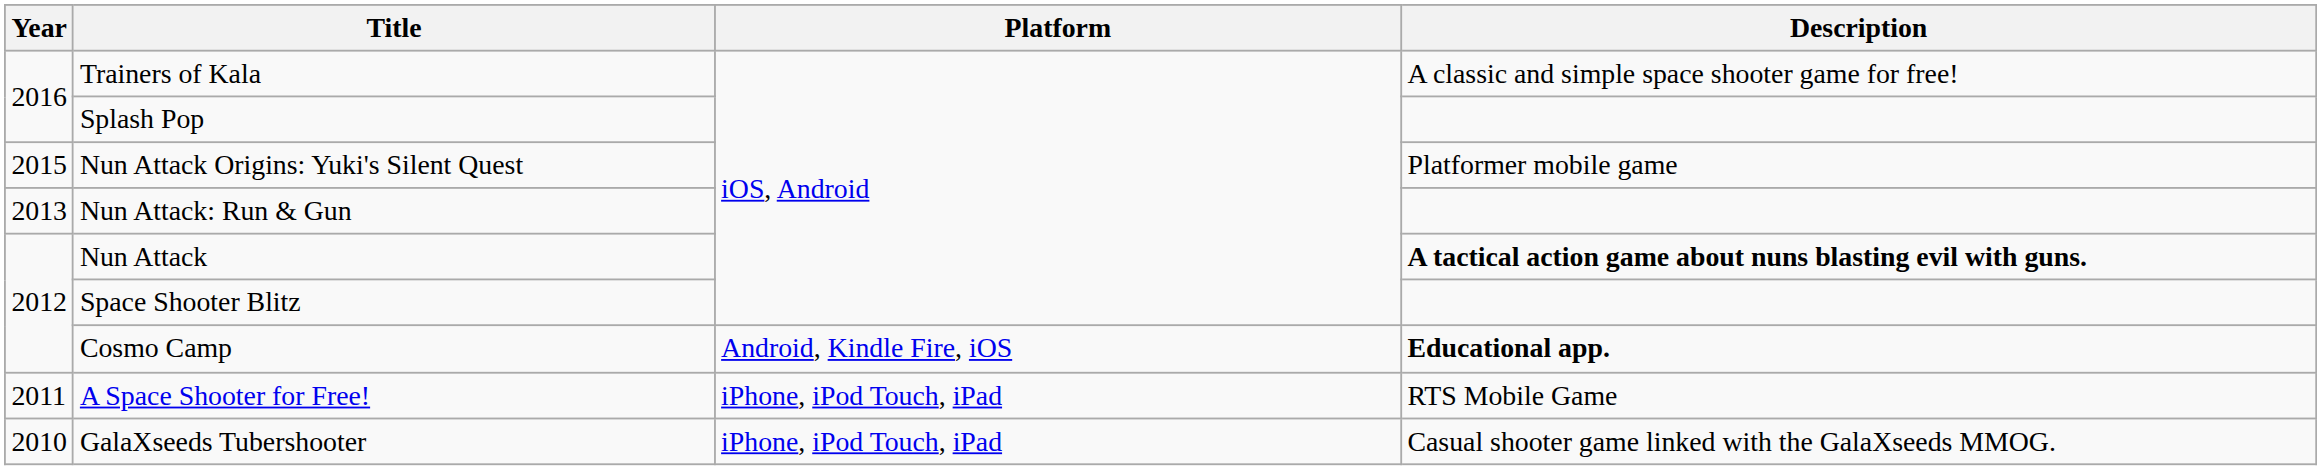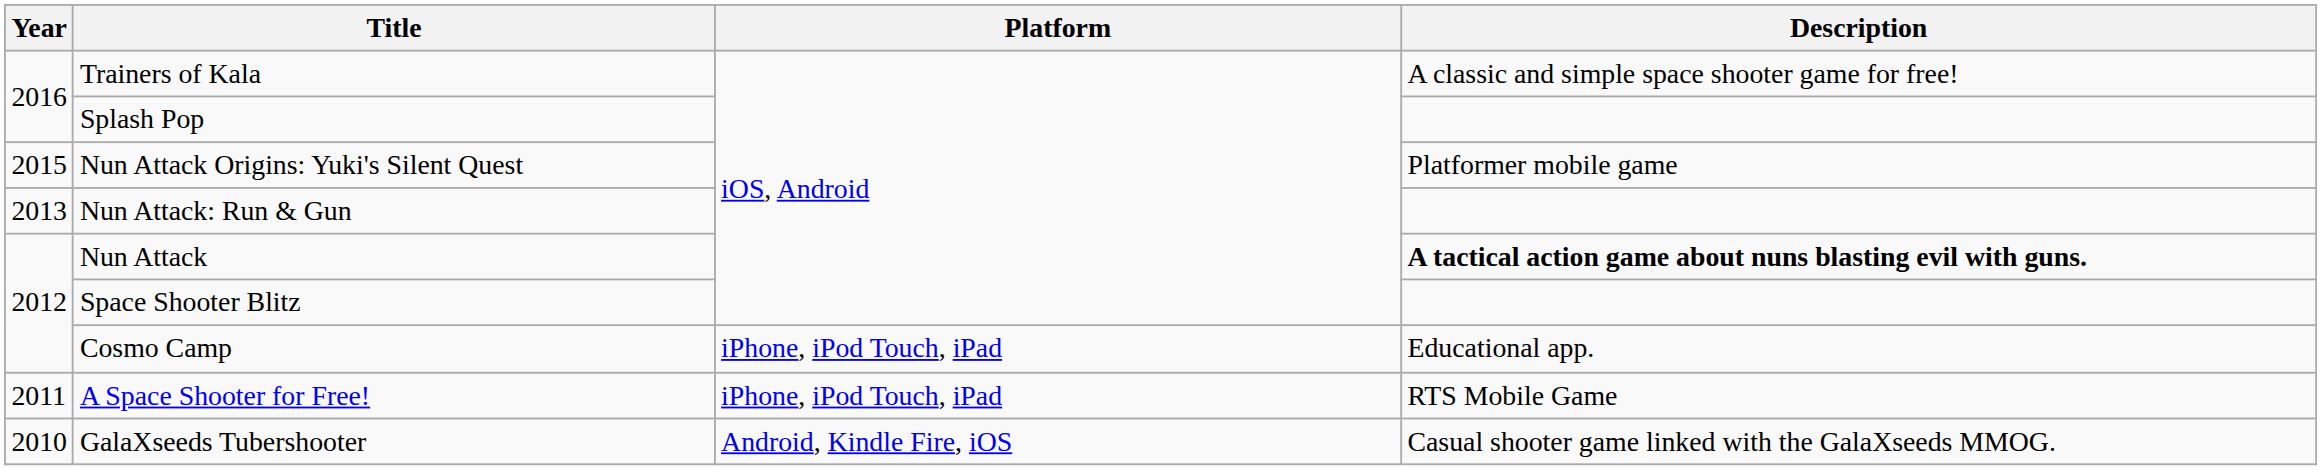(867, 348) Android, Kindle Fire, iOS -> (862, 348) iPhone, iPod Touch, iPad
(1509, 348) bold -> (1501, 348) normal
(862, 440) iPhone, iPod Touch, iPad -> (867, 440) Android, Kindle Fire, iOS
